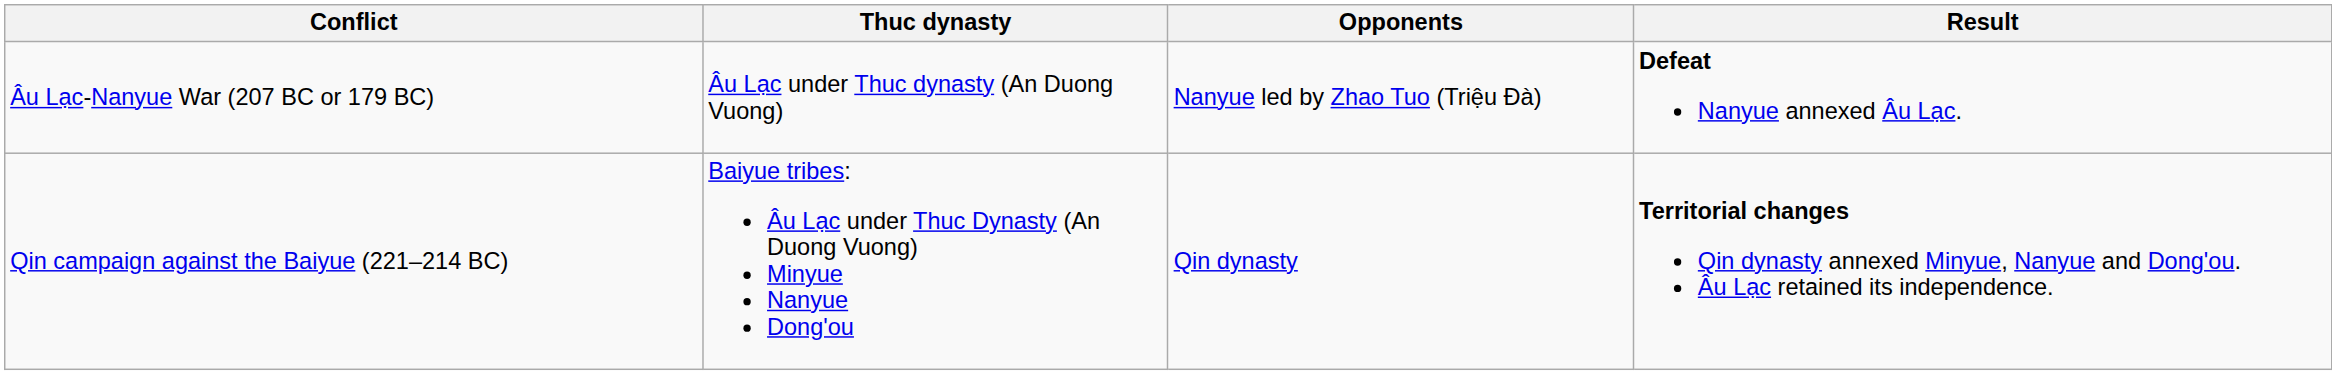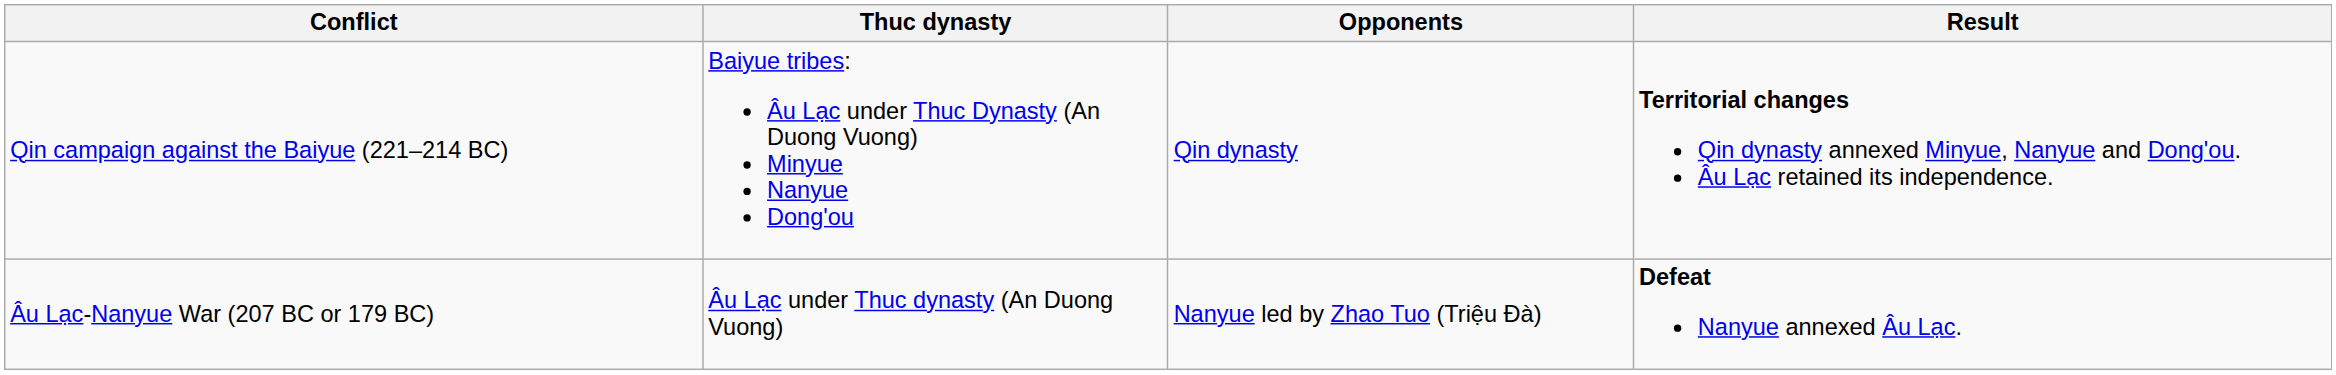rows swapped: (259, 260) <-> (222, 97)
